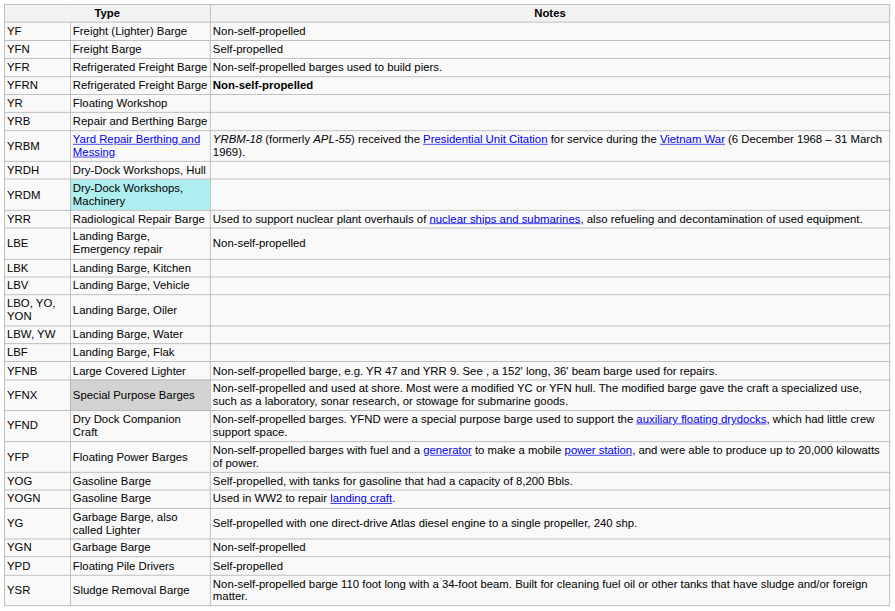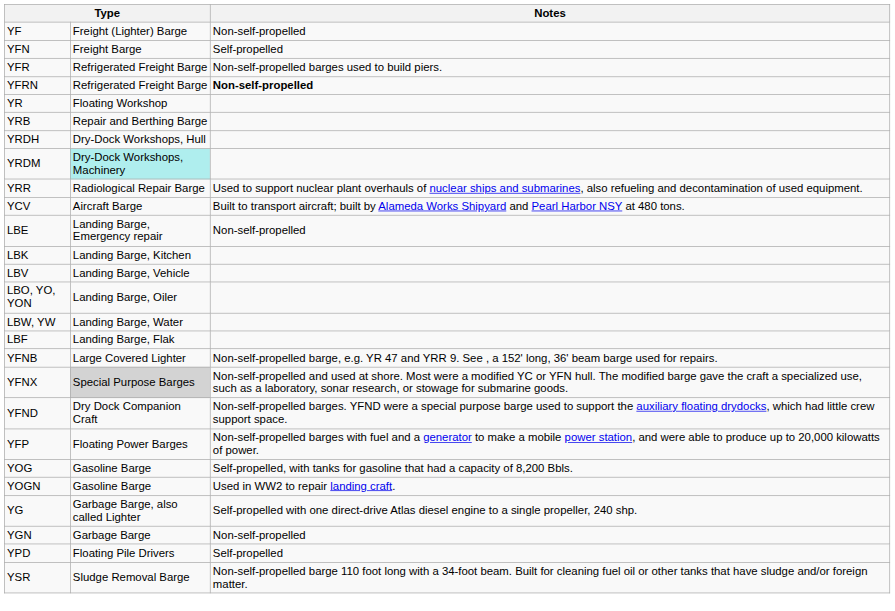- row: (23, 146)
+ row: (19, 206)
